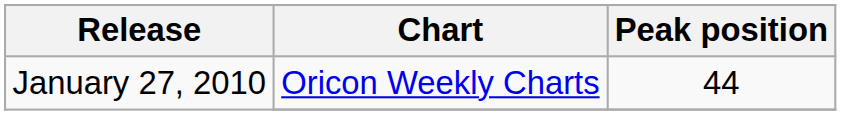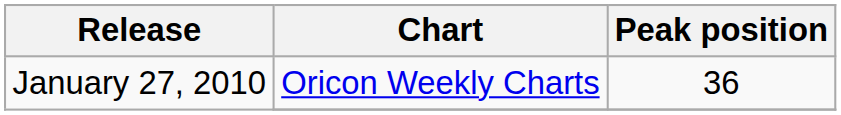(721, 82) 44 -> (721, 82) 36
